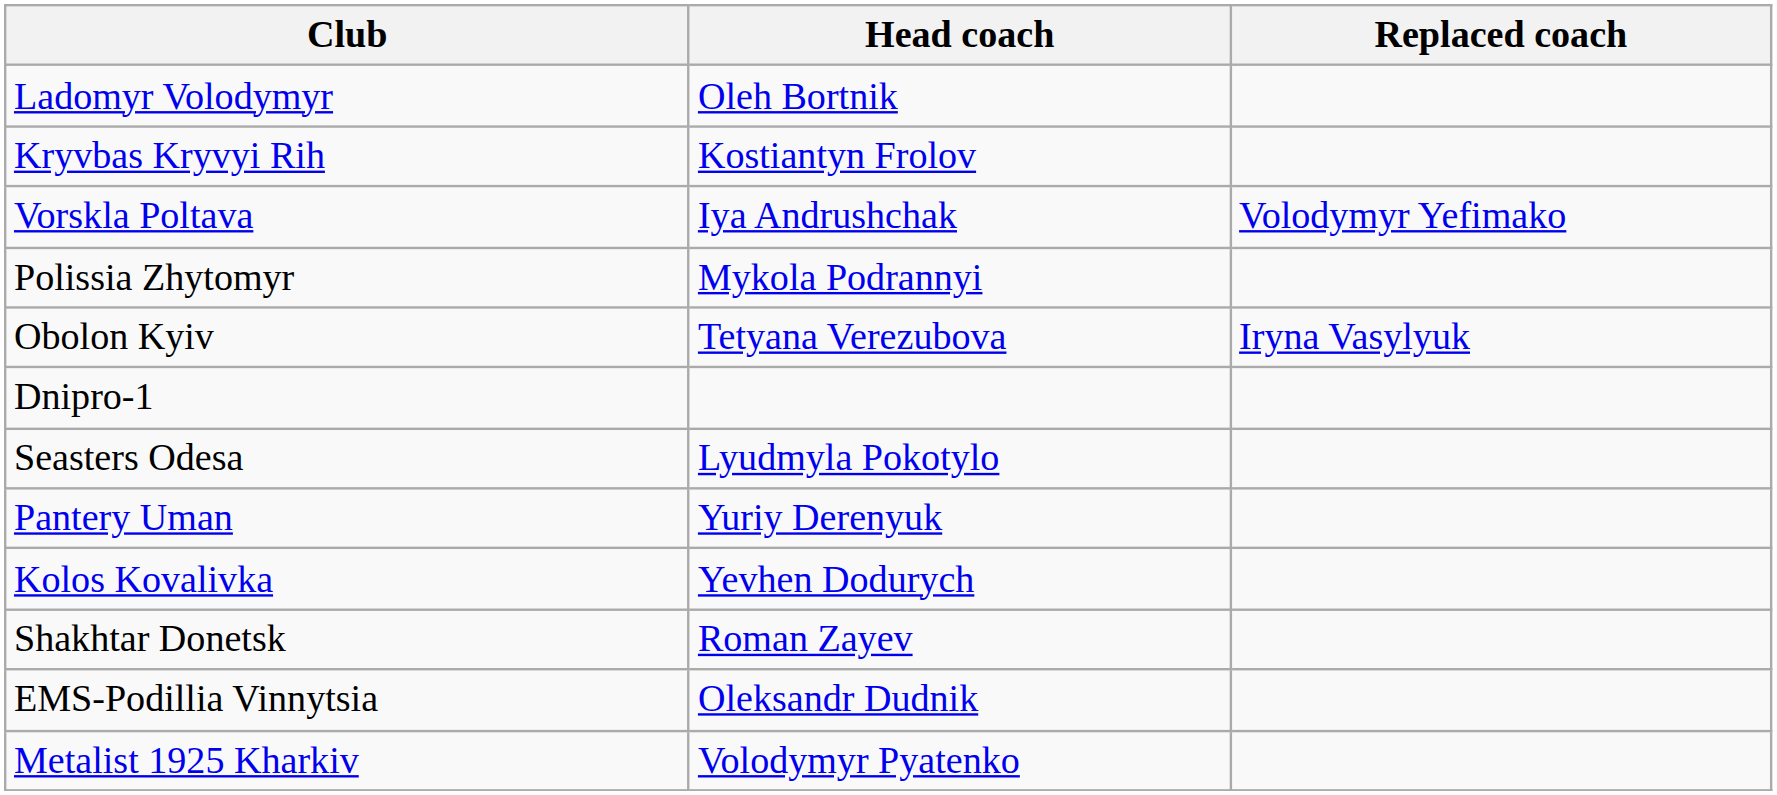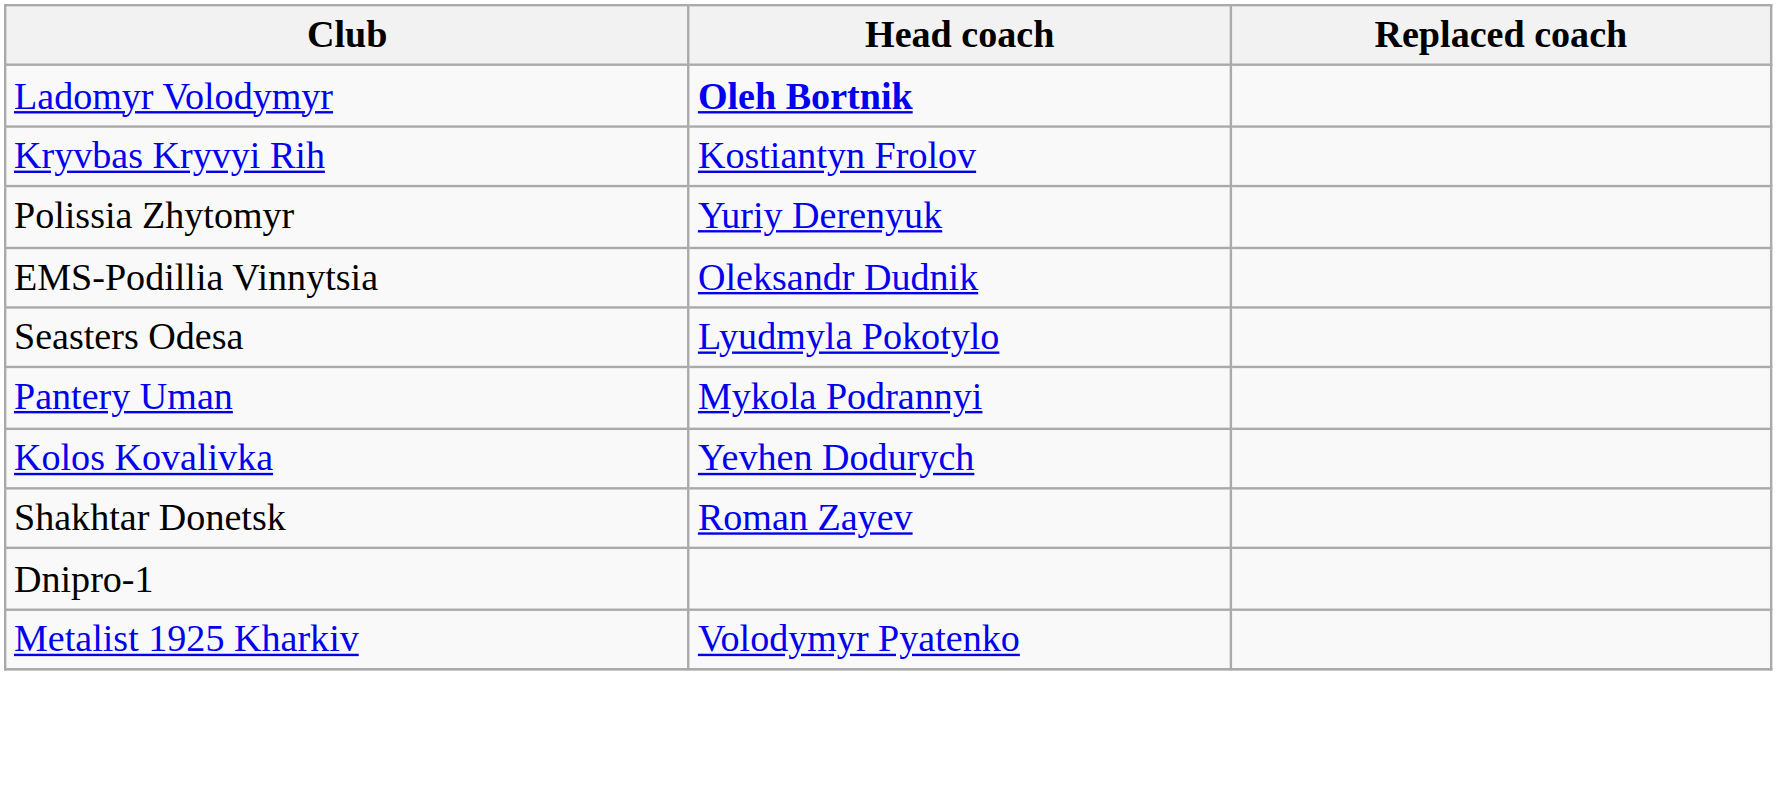(798, 95) normal -> (805, 95) bold
- row: (134, 215)
(840, 276) Mykola Podrannyi -> (820, 215) Yuriy Derenyuk
- row: (114, 336)
rows swapped: (196, 699) <-> (84, 397)
(820, 517) Yuriy Derenyuk -> (840, 397) Mykola Podrannyi
